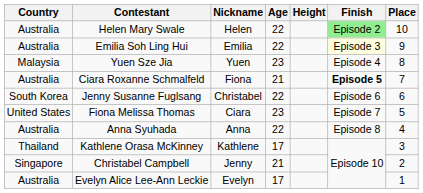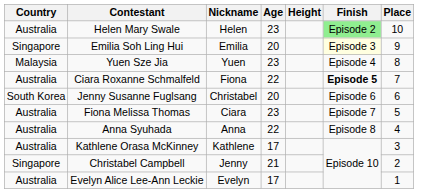(278, 29) 22 -> (273, 29) 23
(38, 46) Australia -> (36, 46) Singapore
(278, 46) 22 -> (273, 46) 20
(278, 79) 21 -> (273, 79) 22
(278, 96) 22 -> (273, 96) 20
(38, 113) United States -> (36, 113) Australia
(38, 146) Thailand -> (36, 146) Australia
